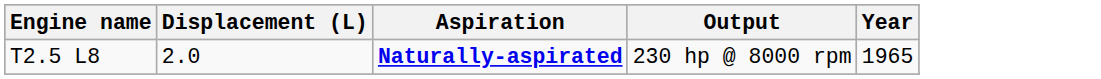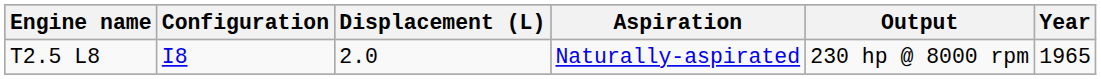+ column: (245, 22)
(500, 57) bold -> (678, 57) normal
